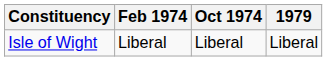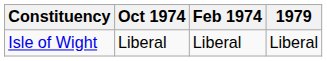columns swapped: (153, 17) <-> (228, 17)
